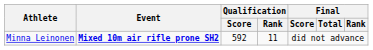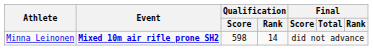(239, 38) 592 -> (239, 38) 598
(273, 38) 11 -> (273, 38) 14
